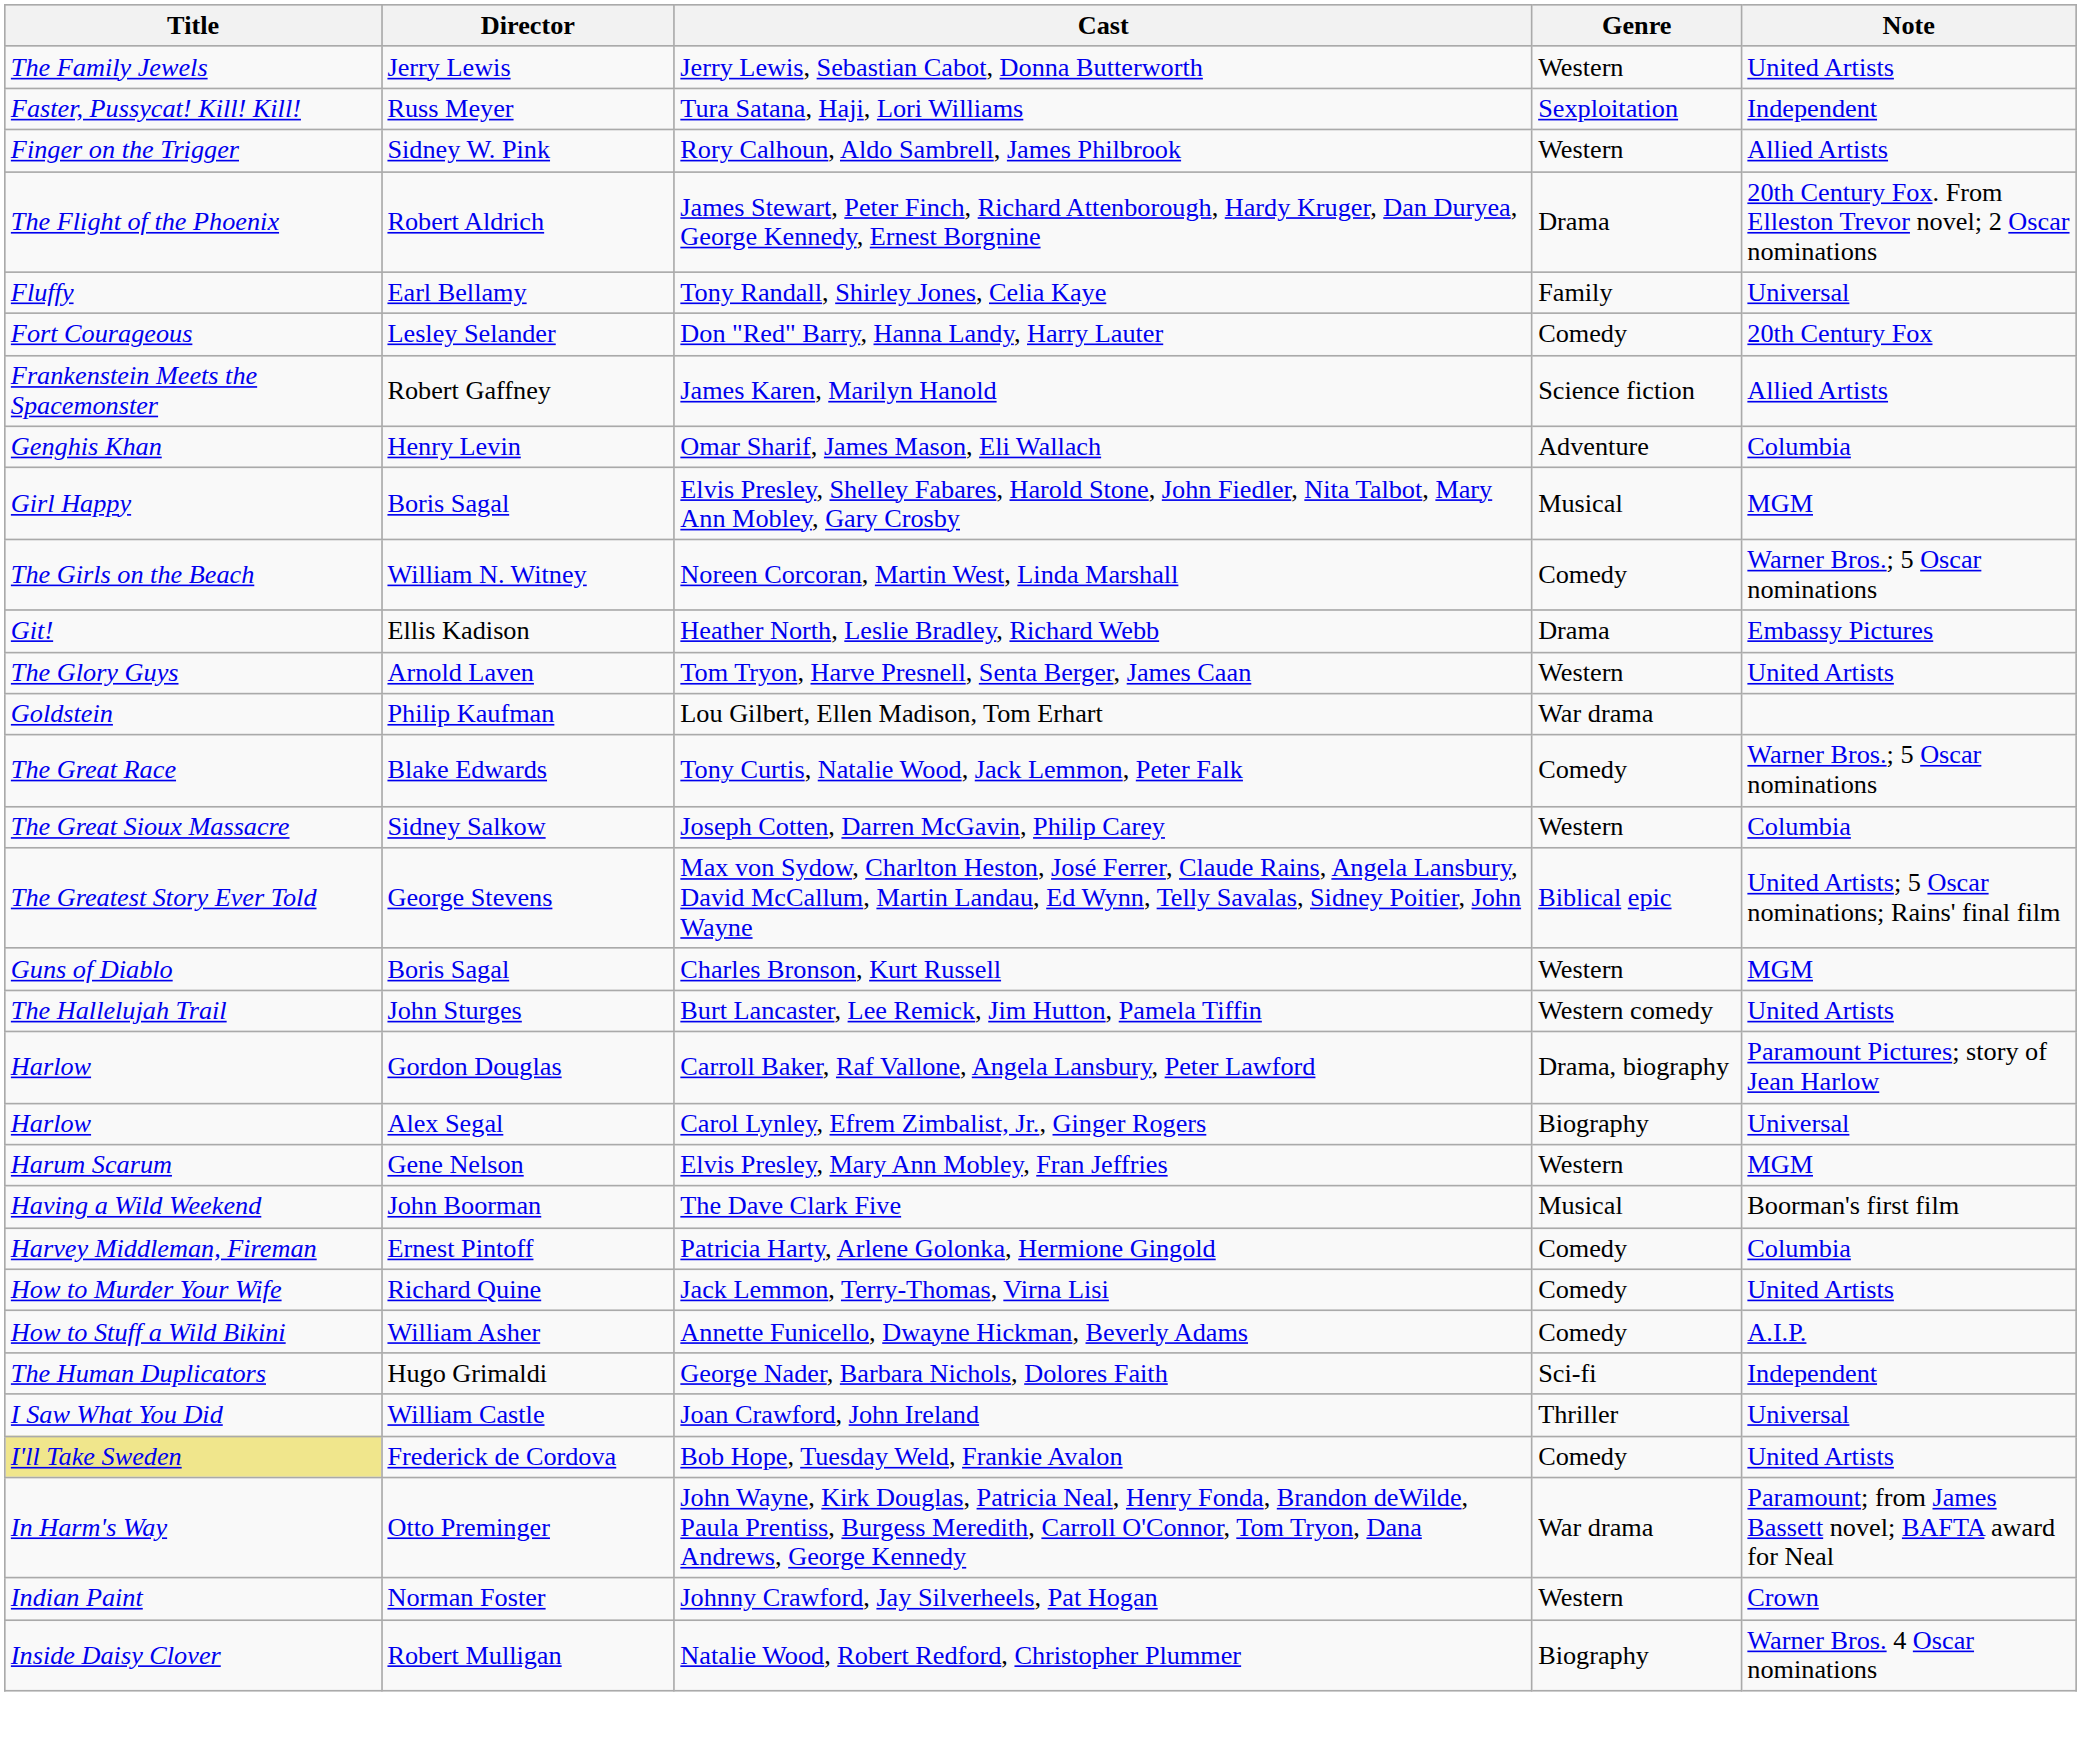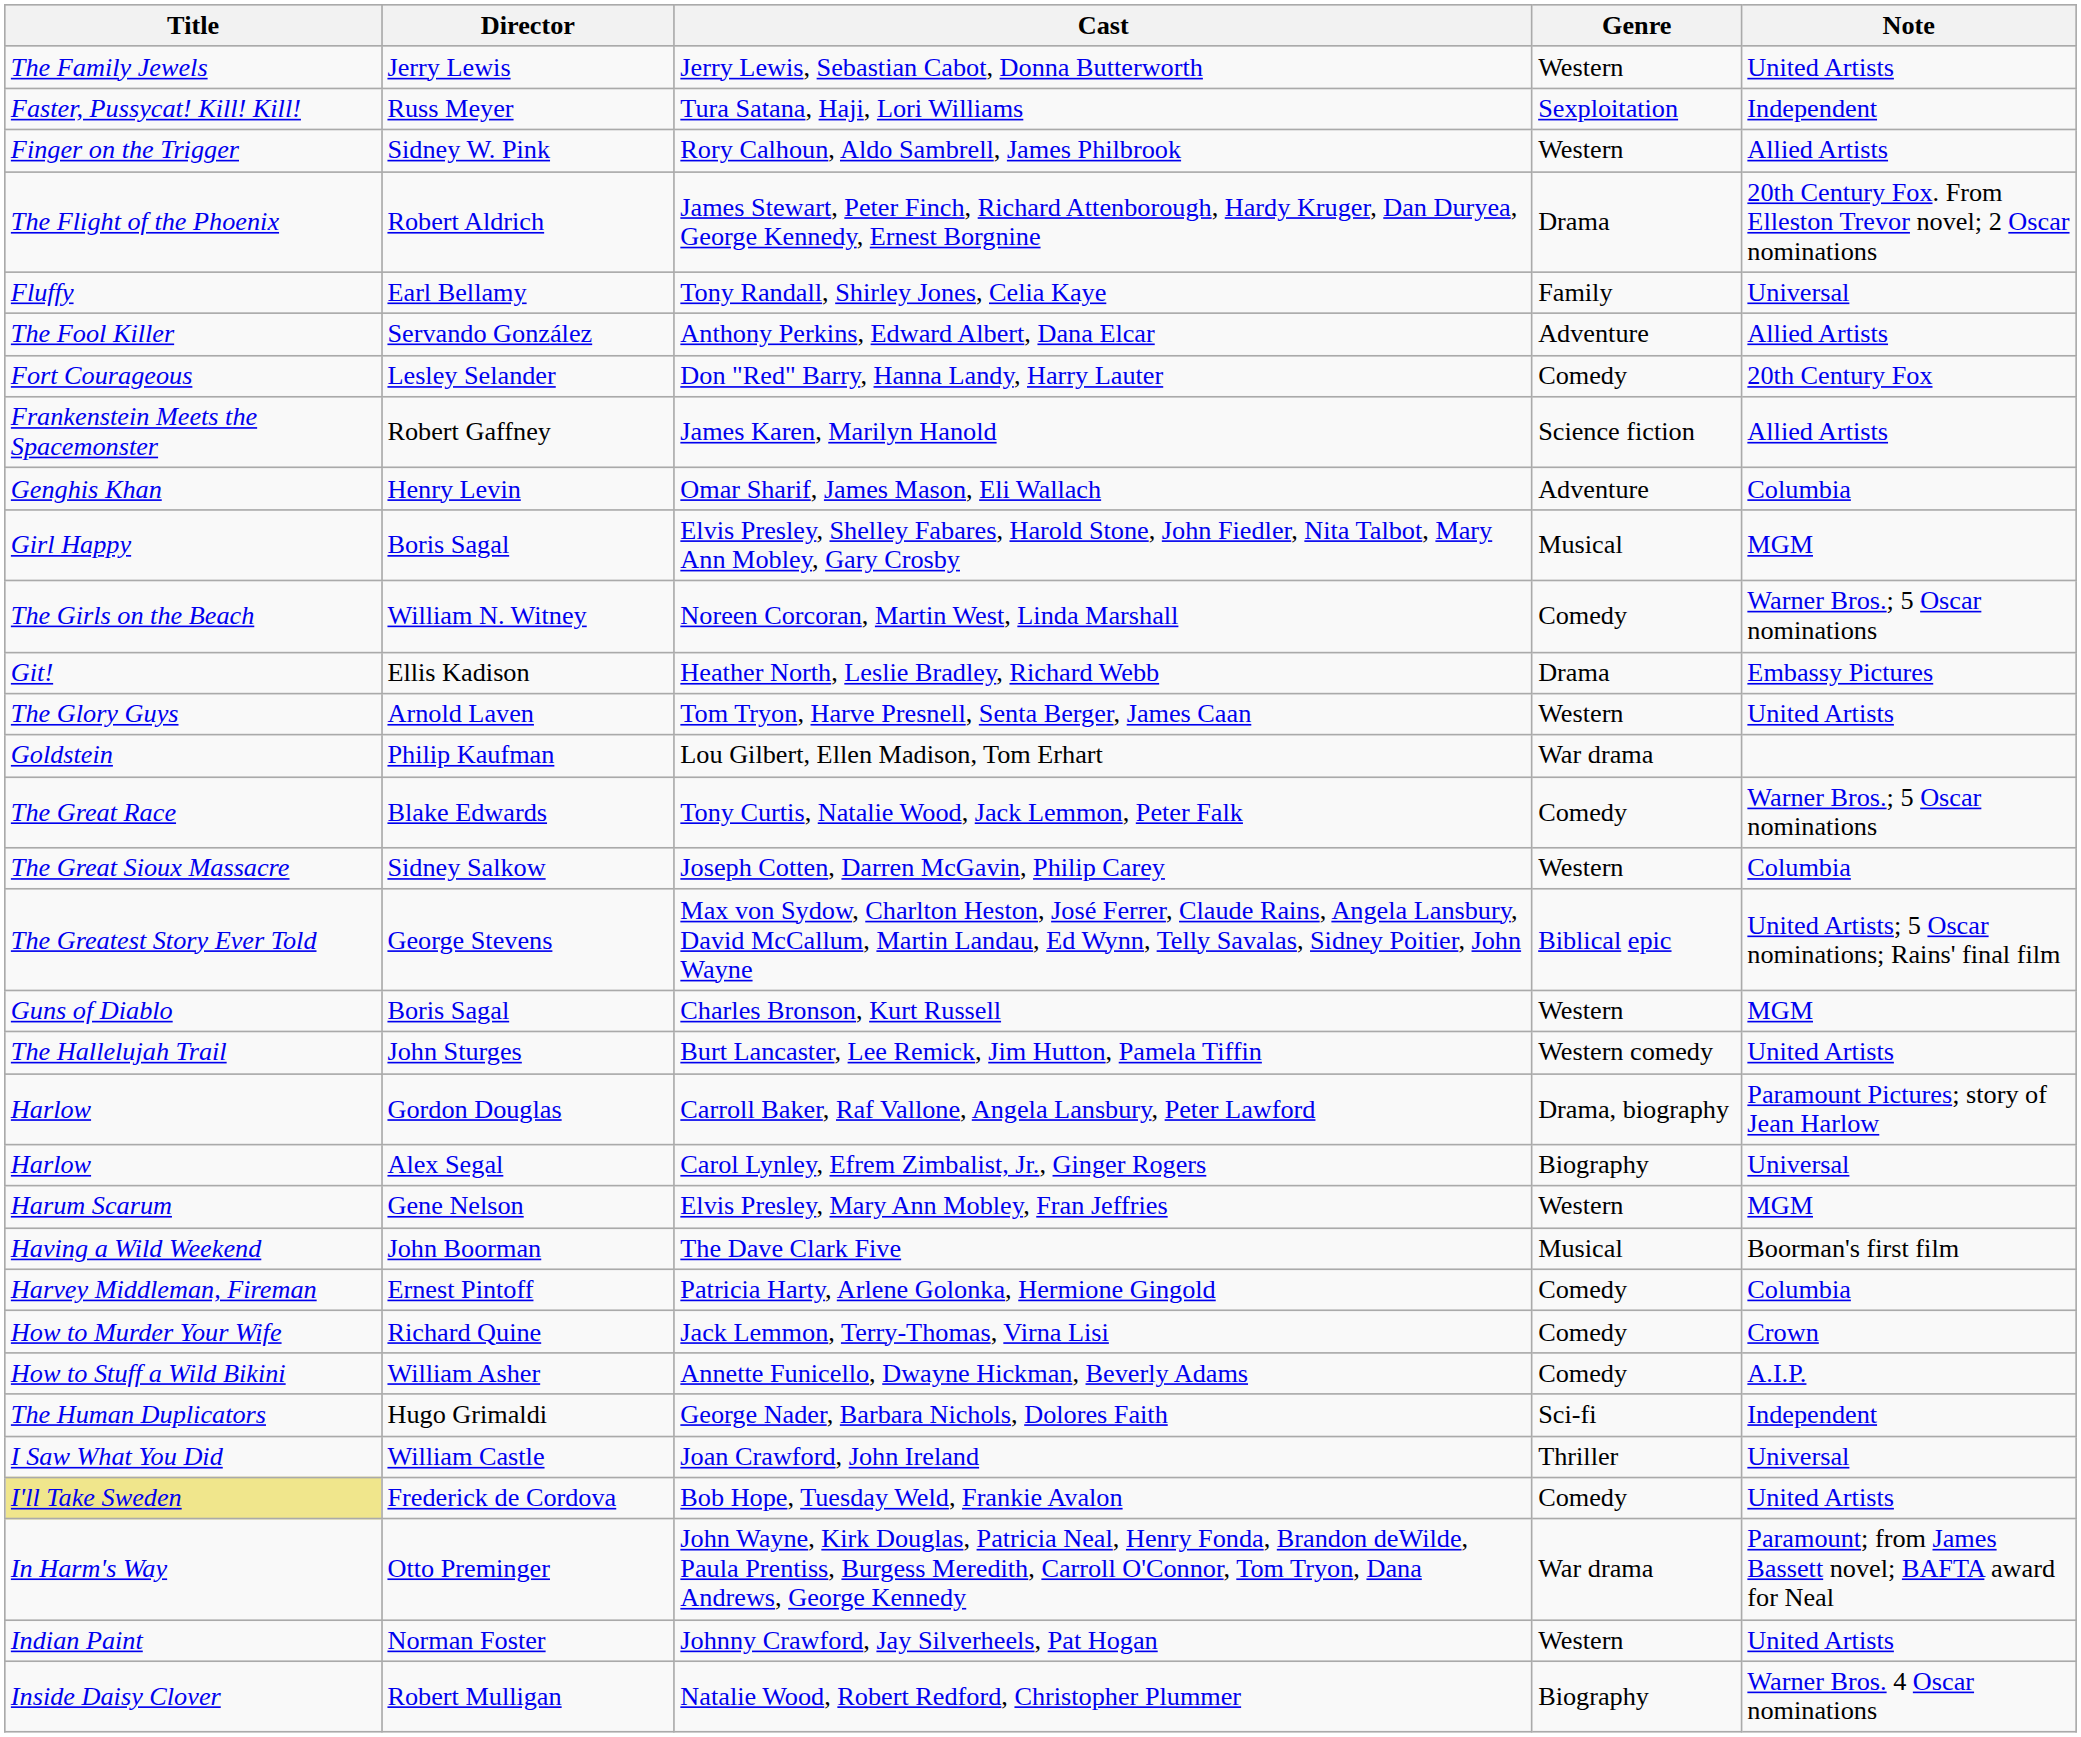+ row: (918, 334)
(1821, 1289) United Artists -> (1783, 1331) Crown
(1783, 1598) Crown -> (1821, 1640) United Artists
